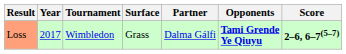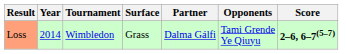(50, 35) 2017 -> (50, 35) 2014
(250, 35) bold -> (248, 35) normal
